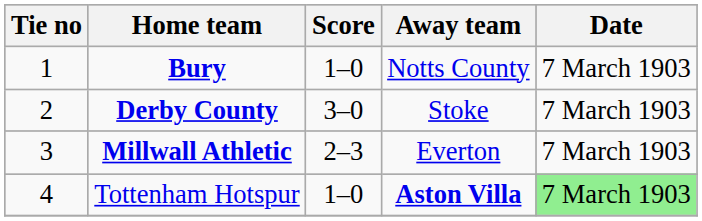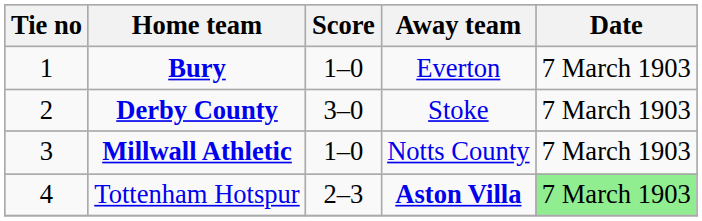(458, 67) Notts County -> (458, 67) Everton
(343, 151) 2–3 -> (343, 151) 1–0
(458, 151) Everton -> (458, 151) Notts County
(343, 194) 1–0 -> (343, 194) 2–3
